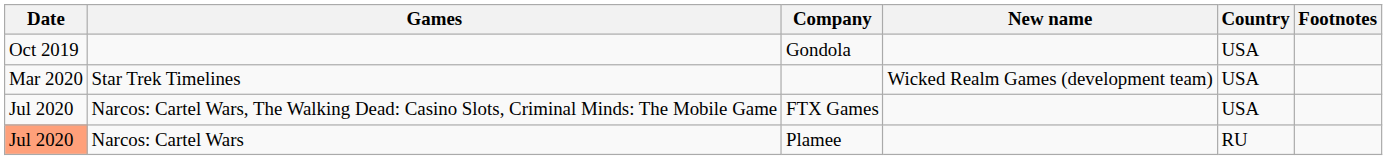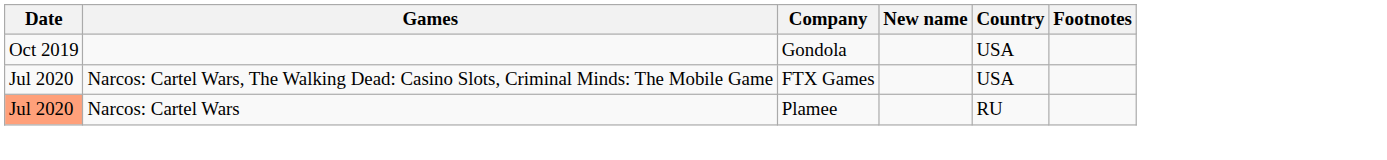- row: (166, 79)
